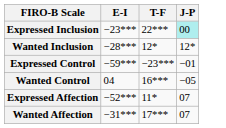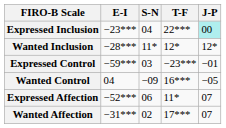+ column: (150, 13)
